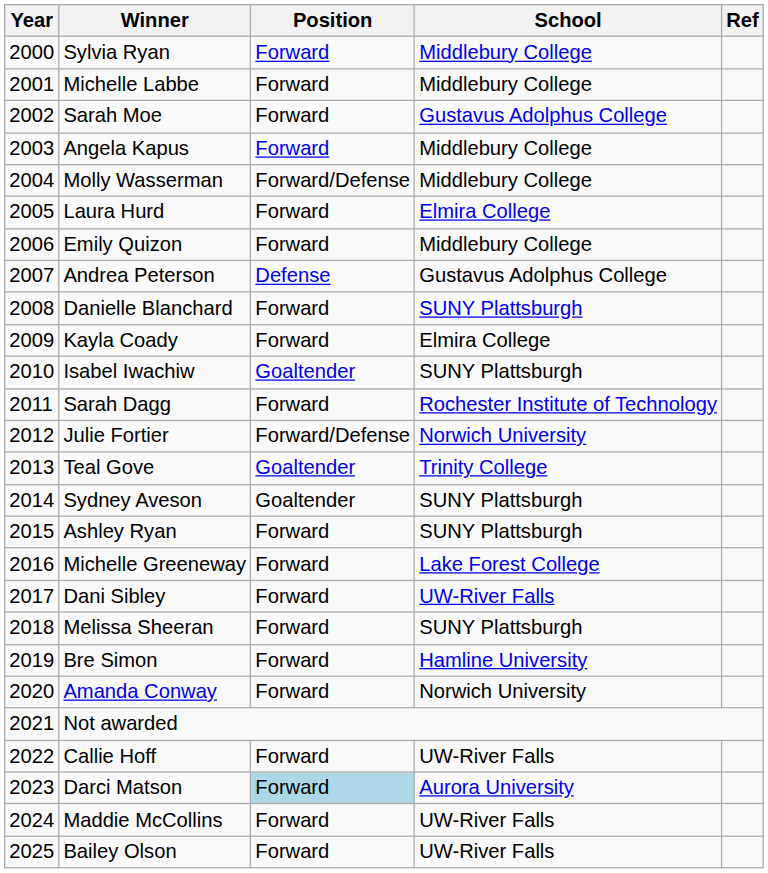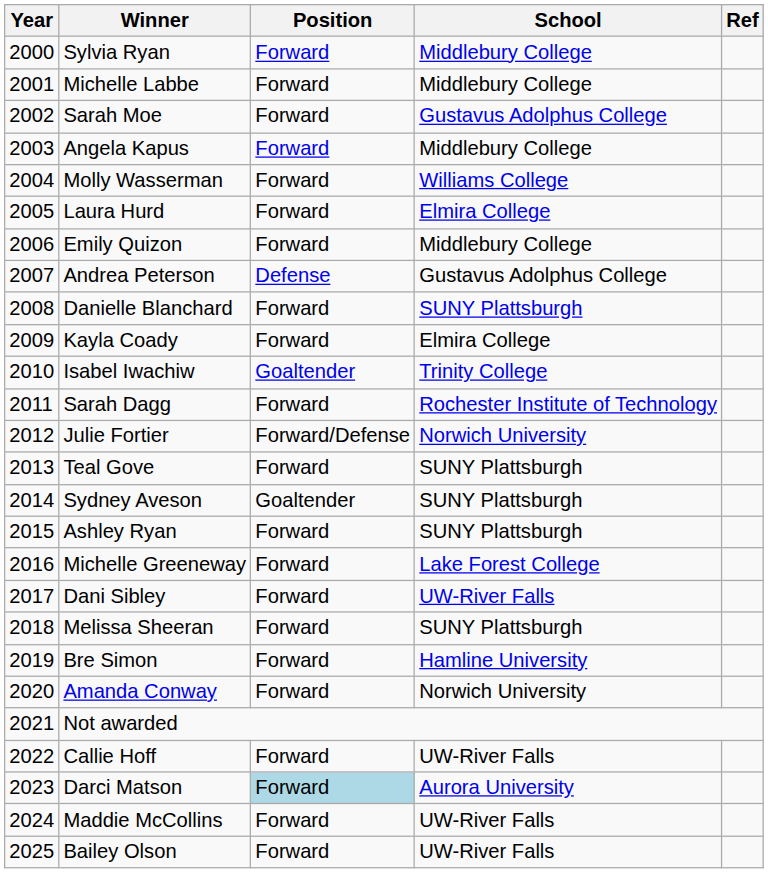(333, 180) Forward/Defense -> (292, 180) Forward
(506, 180) Middlebury College -> (494, 180) Williams College
(501, 372) SUNY Plattsburgh -> (483, 372) Trinity College
(305, 468) Goaltender -> (292, 468) Forward
(483, 468) Trinity College -> (501, 468) SUNY Plattsburgh
